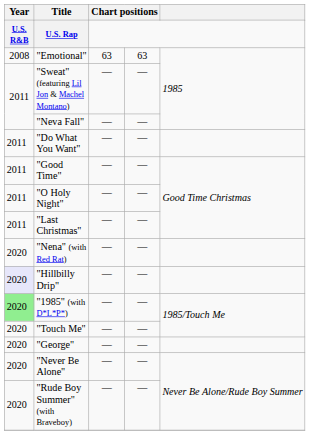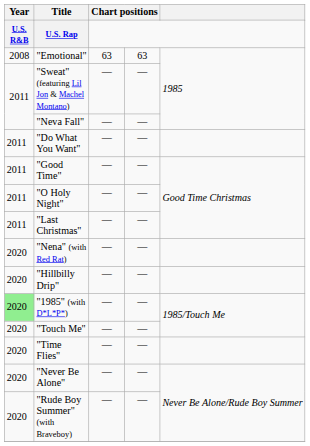(17, 280) lavender background -> (17, 280) no background
+ row: (49, 350)
- row: (55, 345)
